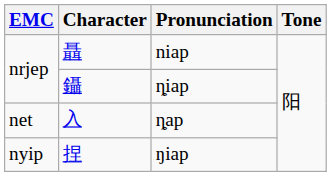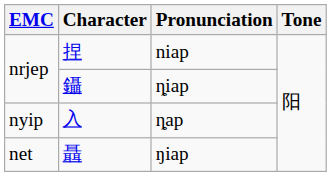(72, 51) 聶 -> (72, 51) 捏
(21, 120) net -> (26, 120) nyip
(26, 154) nyip -> (21, 154) net
(72, 153) 捏 -> (72, 153) 聶
